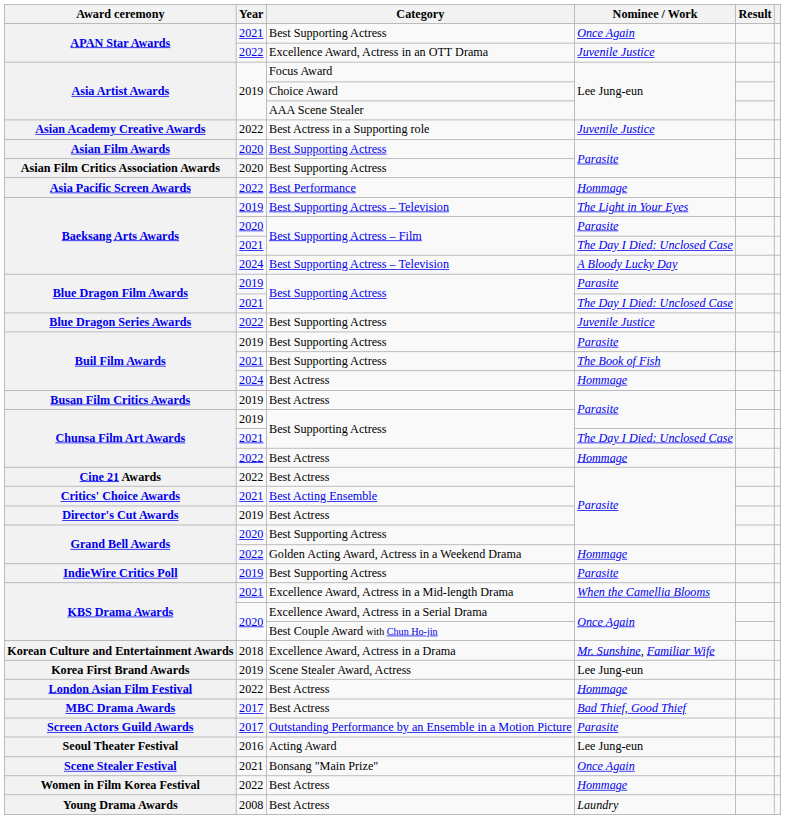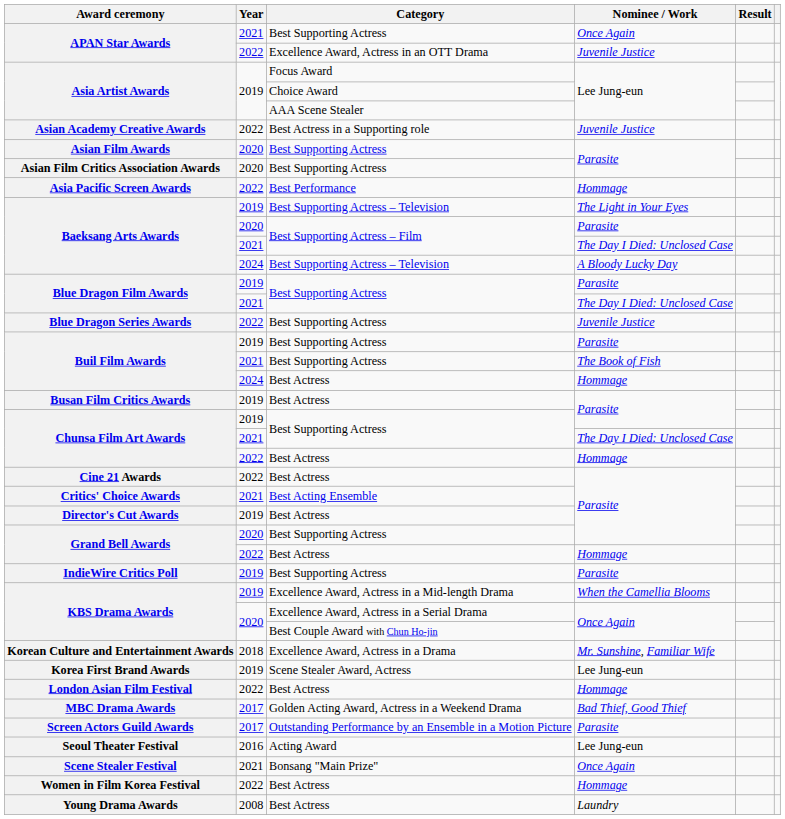(395, 554) Golden Acting Award, Actress in a Weekend Drama -> (299, 554) Best Actress
(251, 592) 2021 -> (251, 592) 2019
(299, 708) Best Actress -> (395, 708) Golden Acting Award, Actress in a Weekend Drama
